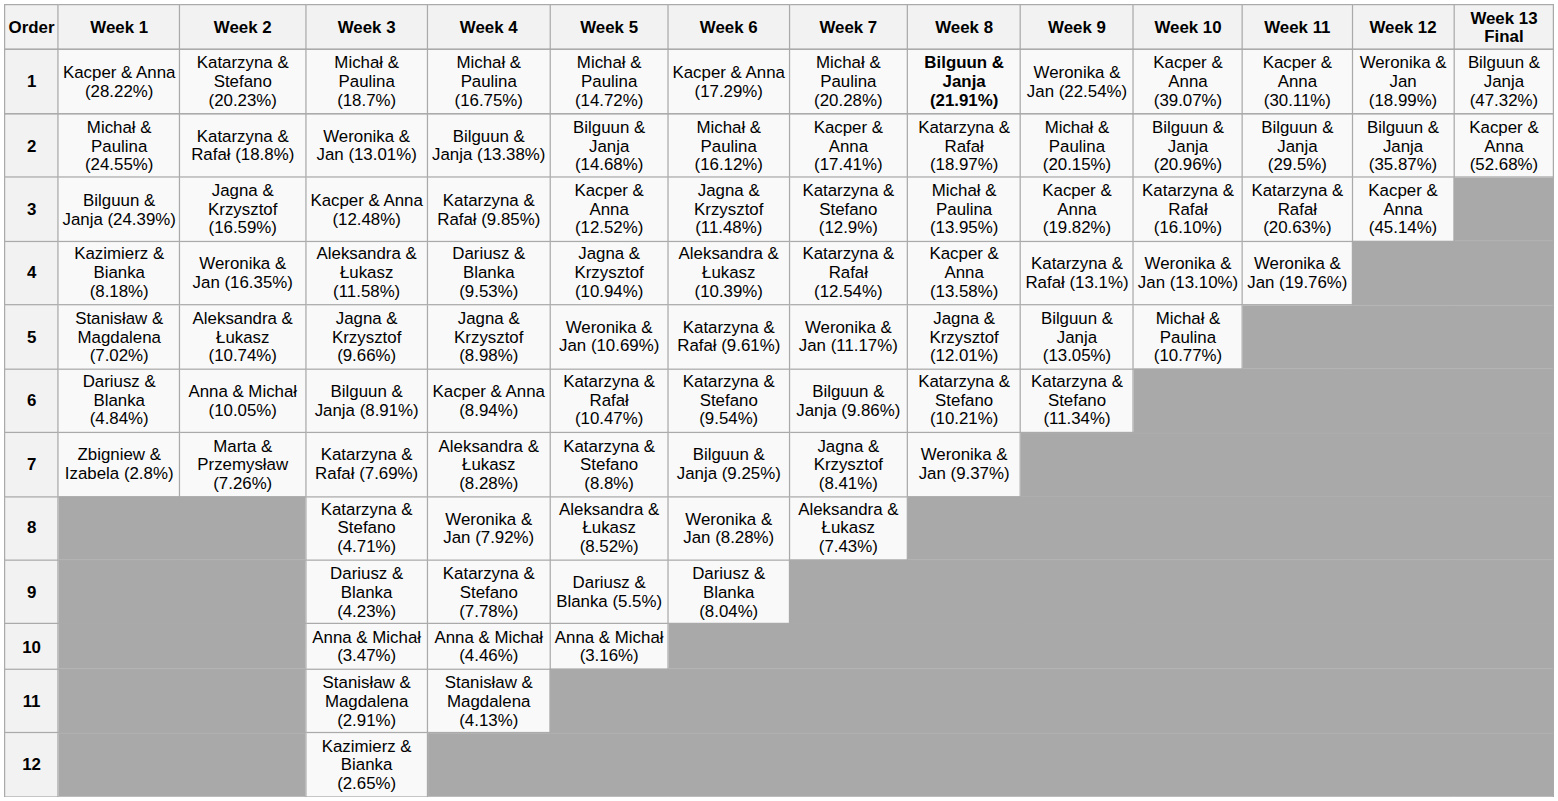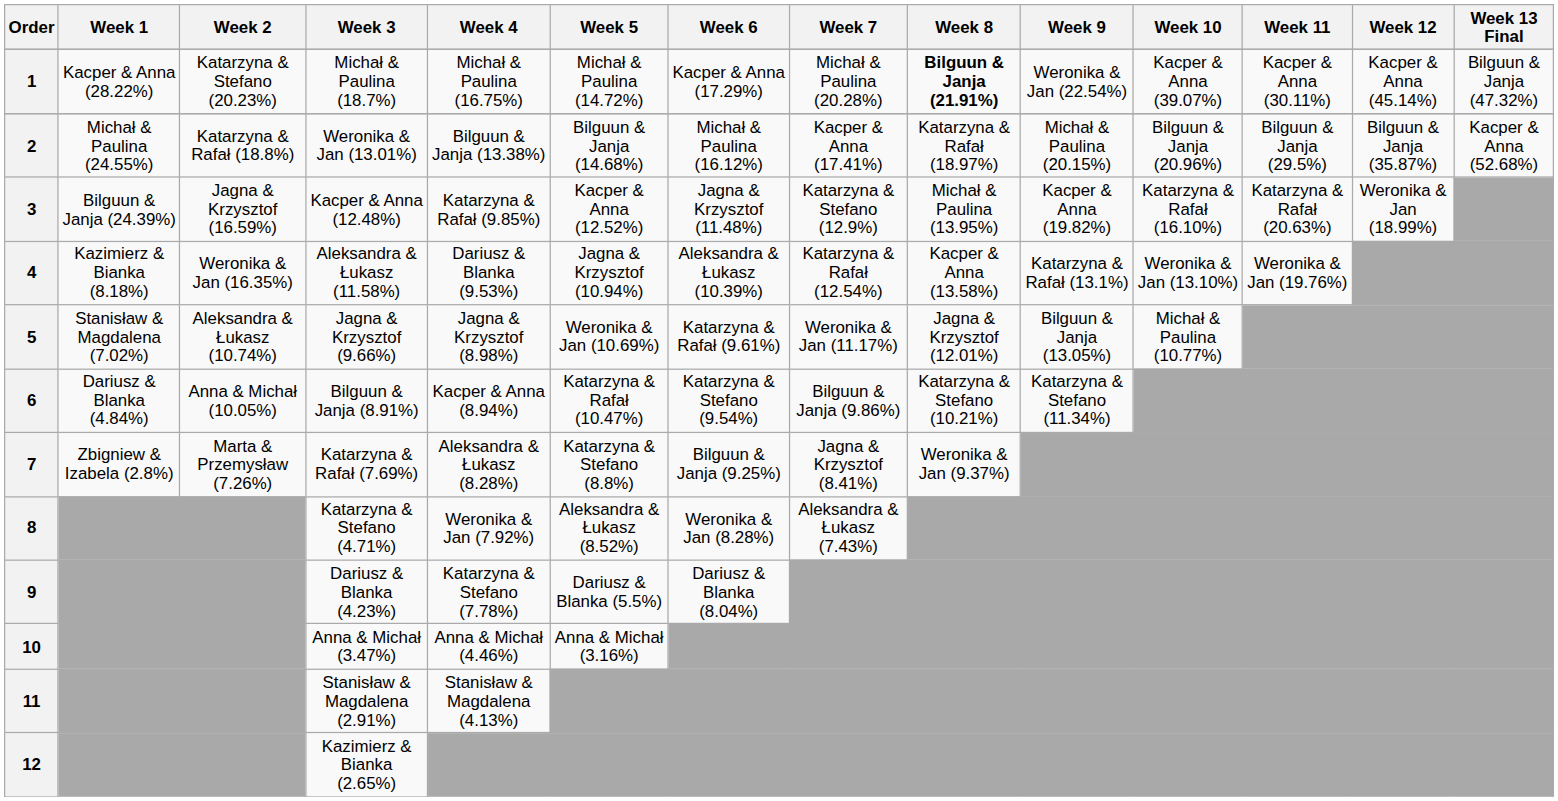(1403, 81) Weronika & Jan (18.99%) -> (1403, 81) Kacper & Anna (45.14%)
(1403, 209) Kacper & Anna (45.14%) -> (1403, 209) Weronika & Jan (18.99%)
